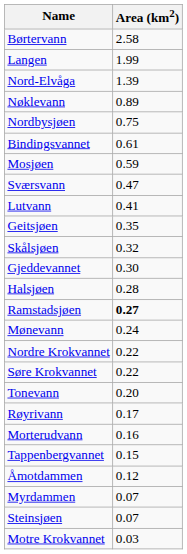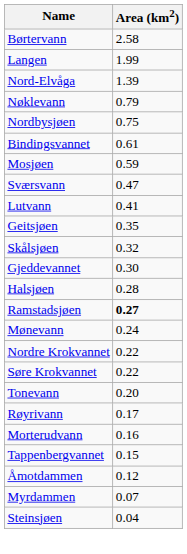(127, 101) 0.89 -> (127, 101) 0.79
(127, 517) 0.07 -> (127, 517) 0.04
- row: (56, 538)
